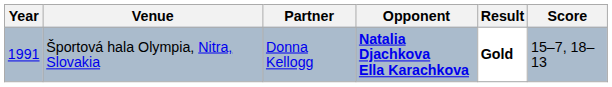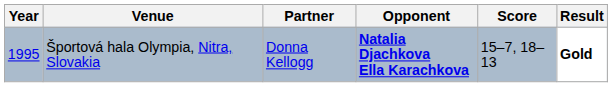columns swapped: (567, 16) <-> (503, 16)
(24, 55) 1991 -> (24, 55) 1995
